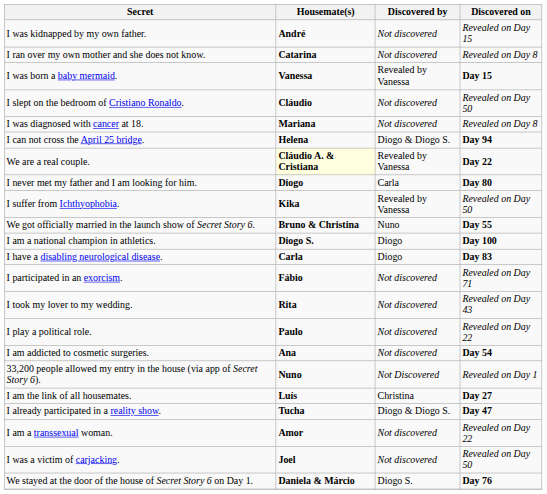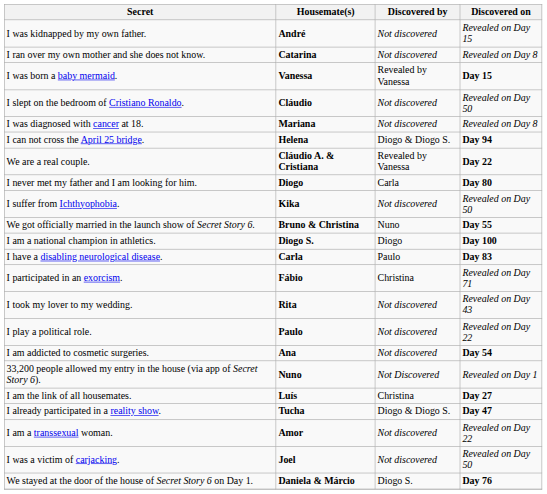(306, 161) lightyellow background -> (306, 161) no background
(402, 204) Revealed by Vanessa -> (407, 204) Not discovered
(390, 256) Diogo -> (389, 256) Paulo
(407, 278) Not discovered -> (396, 278) Christina
